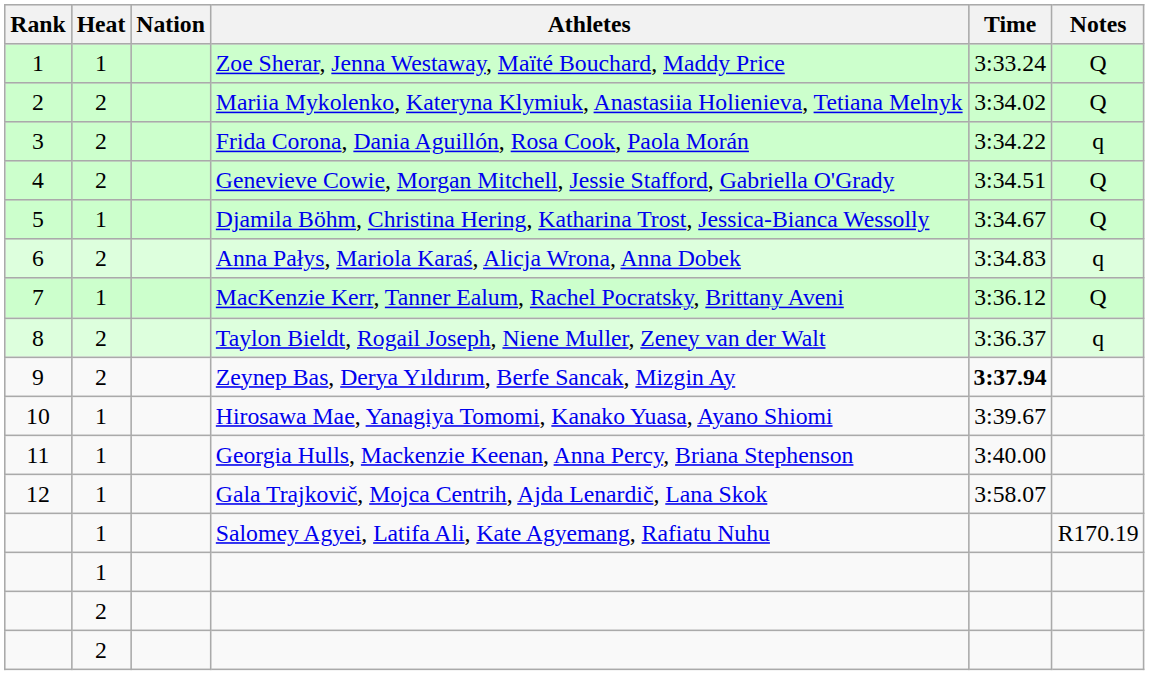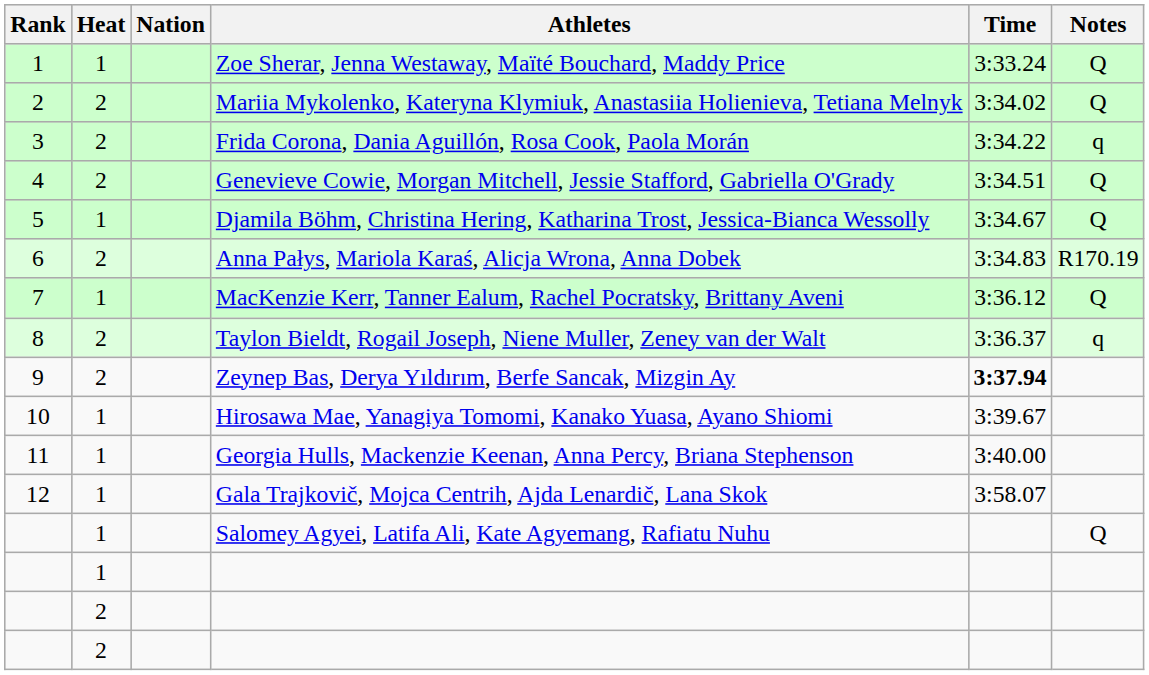(1098, 258) q -> (1098, 258) R170.19
(1098, 532) R170.19 -> (1098, 532) Q
